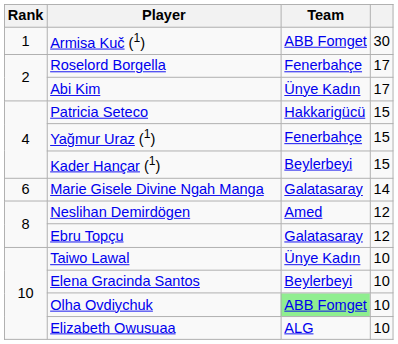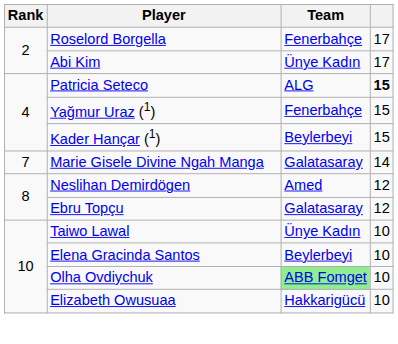- row: (98, 41)
(325, 112) Hakkarigücü -> (299, 85) ALG
(382, 112) normal -> (382, 85) bold
(26, 189) 6 -> (26, 162) 7
(299, 328) ALG -> (325, 301) Hakkarigücü
